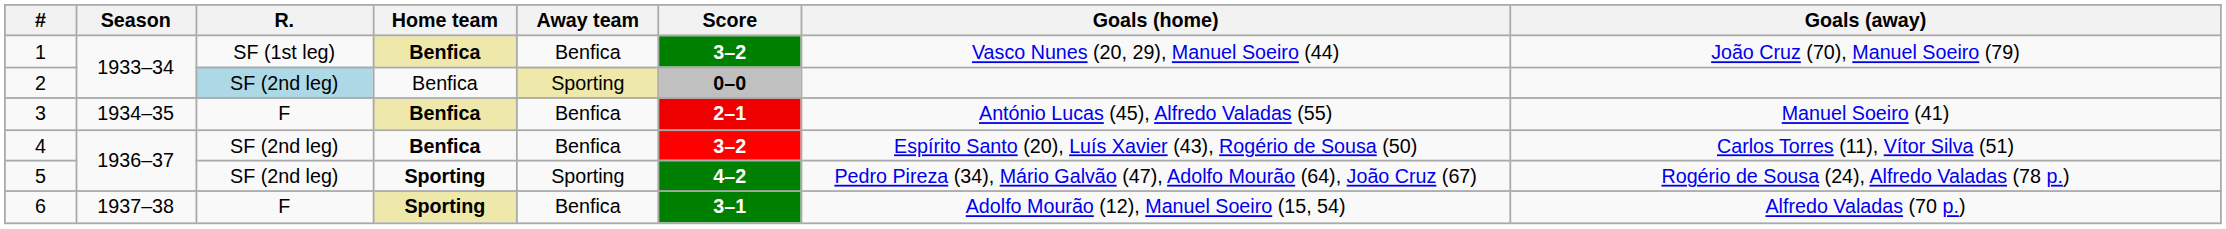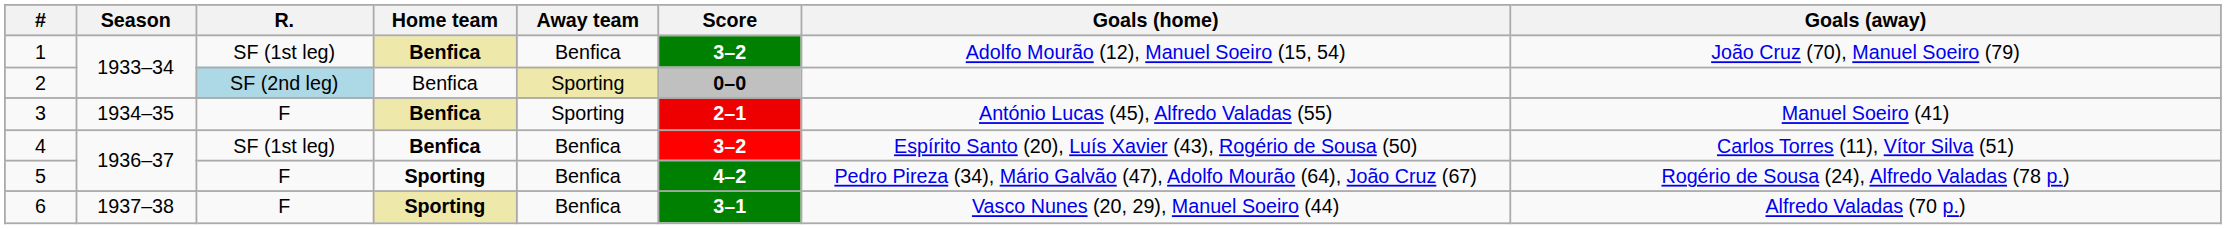(1156, 52) Vasco Nunes (20, 29), Manuel Soeiro (44) -> (1156, 52) Adolfo Mourão (12), Manuel Soeiro (15, 54)
(588, 114) Benfica -> (588, 114) Sporting
(284, 145) SF (2nd leg) -> (284, 145) SF (1st leg)
(284, 176) SF (2nd leg) -> (284, 176) F
(588, 176) Sporting -> (588, 176) Benfica
(1156, 207) Adolfo Mourão (12), Manuel Soeiro (15, 54) -> (1156, 207) Vasco Nunes (20, 29), Manuel Soeiro (44)
